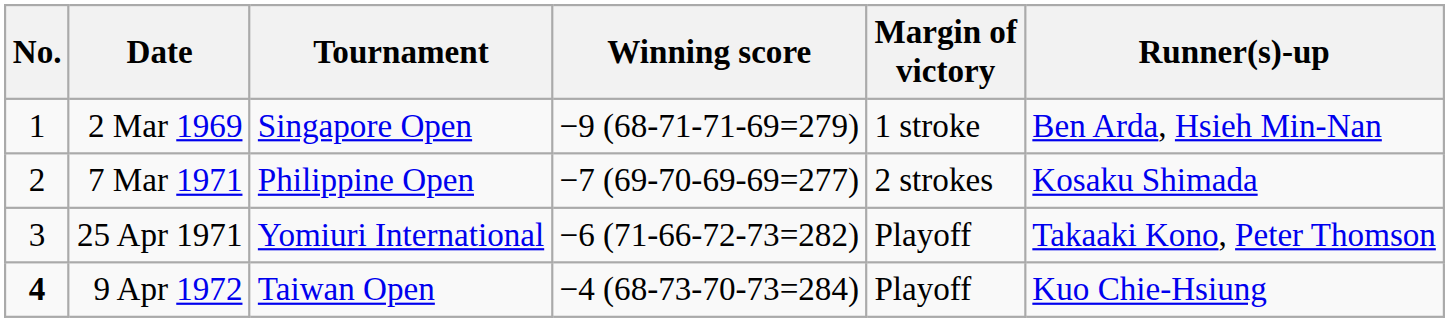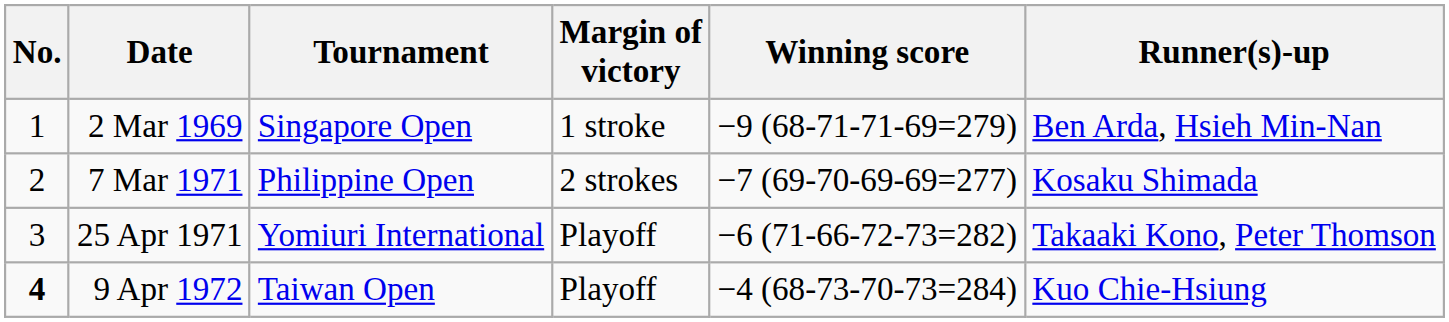columns swapped: (709, 51) <-> (946, 51)
